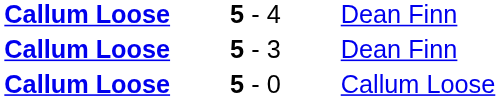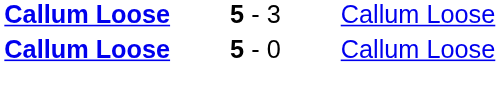- row: (255, 14)
(399, 49) Dean Finn -> (418, 14) Callum Loose
